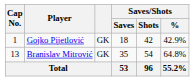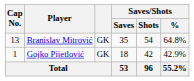rows swapped: (55, 39) <-> (60, 54)
